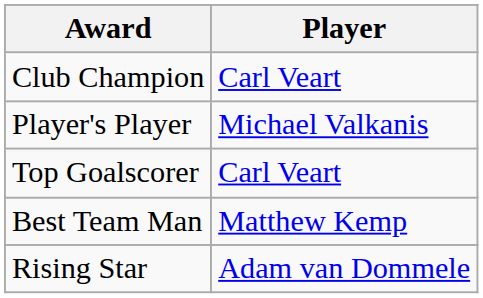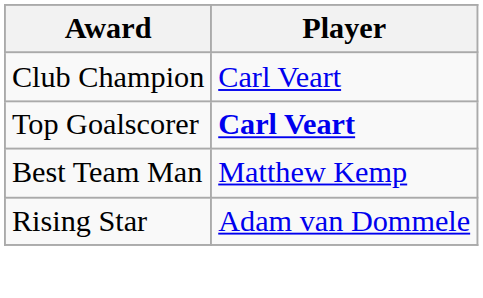- row: (102, 124)
(280, 172) normal -> (287, 124) bold
